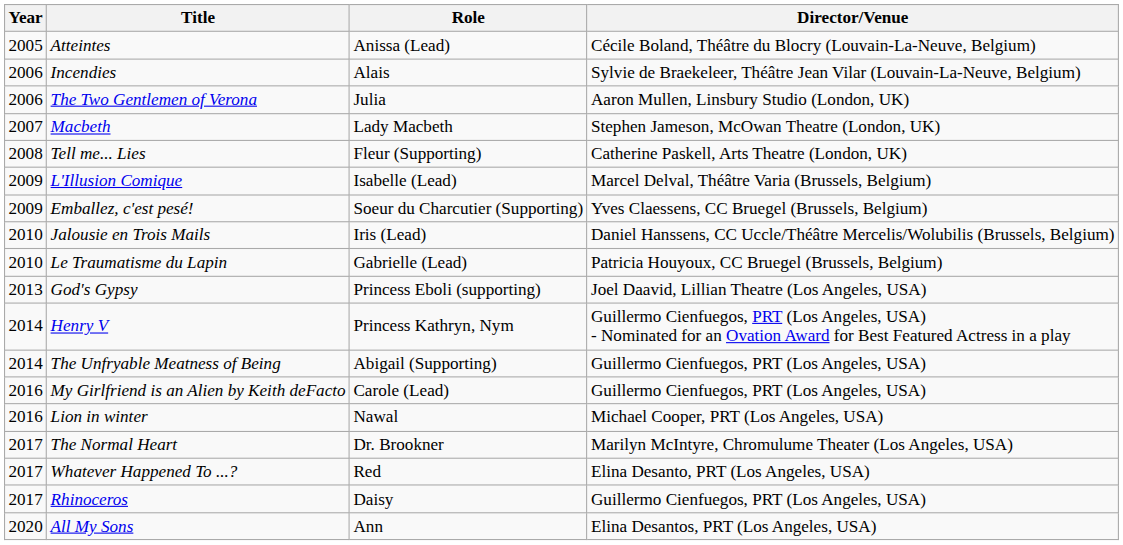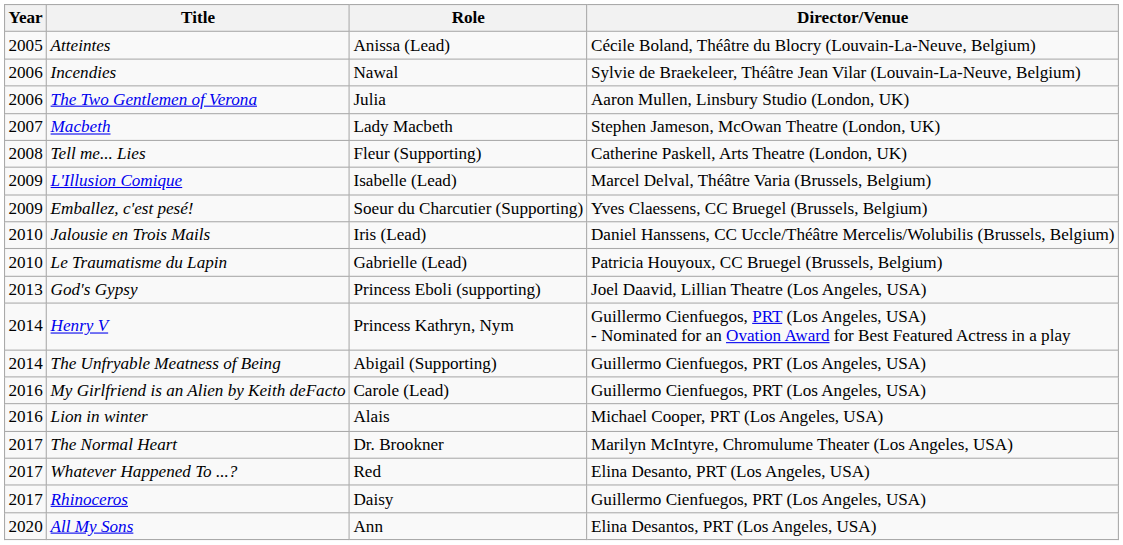(372, 72) Alais -> (376, 72) Nawal
(376, 417) Nawal -> (372, 417) Alais
